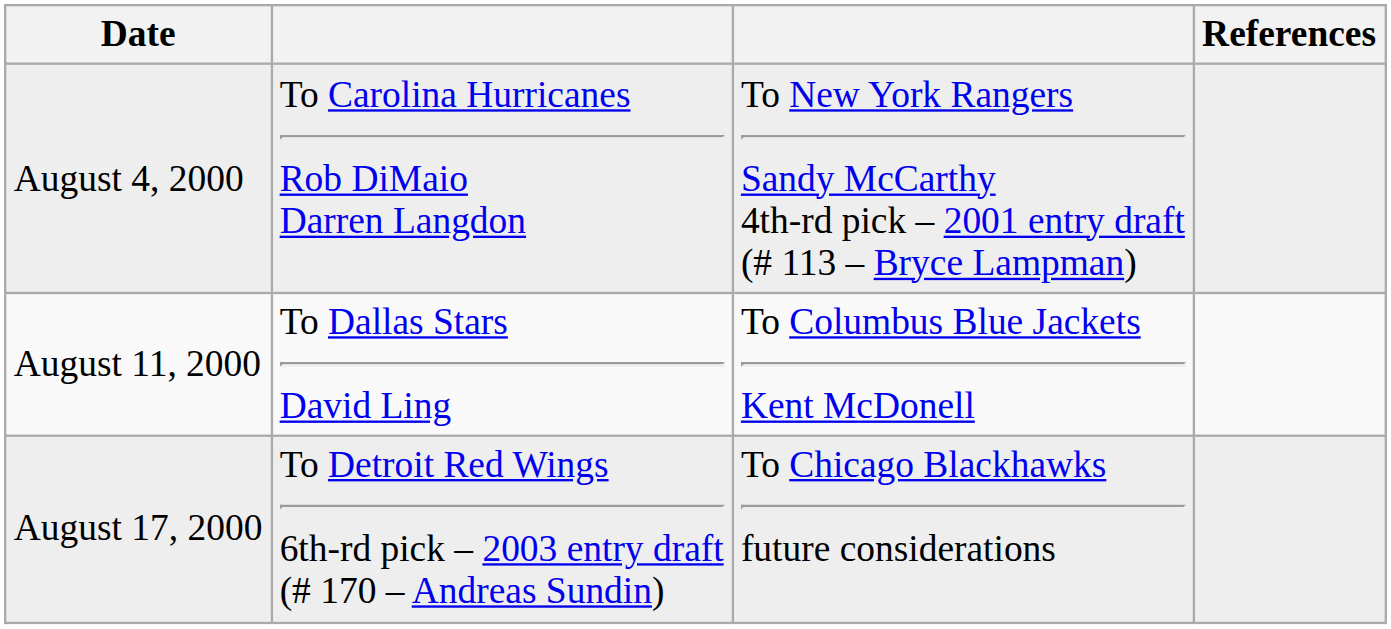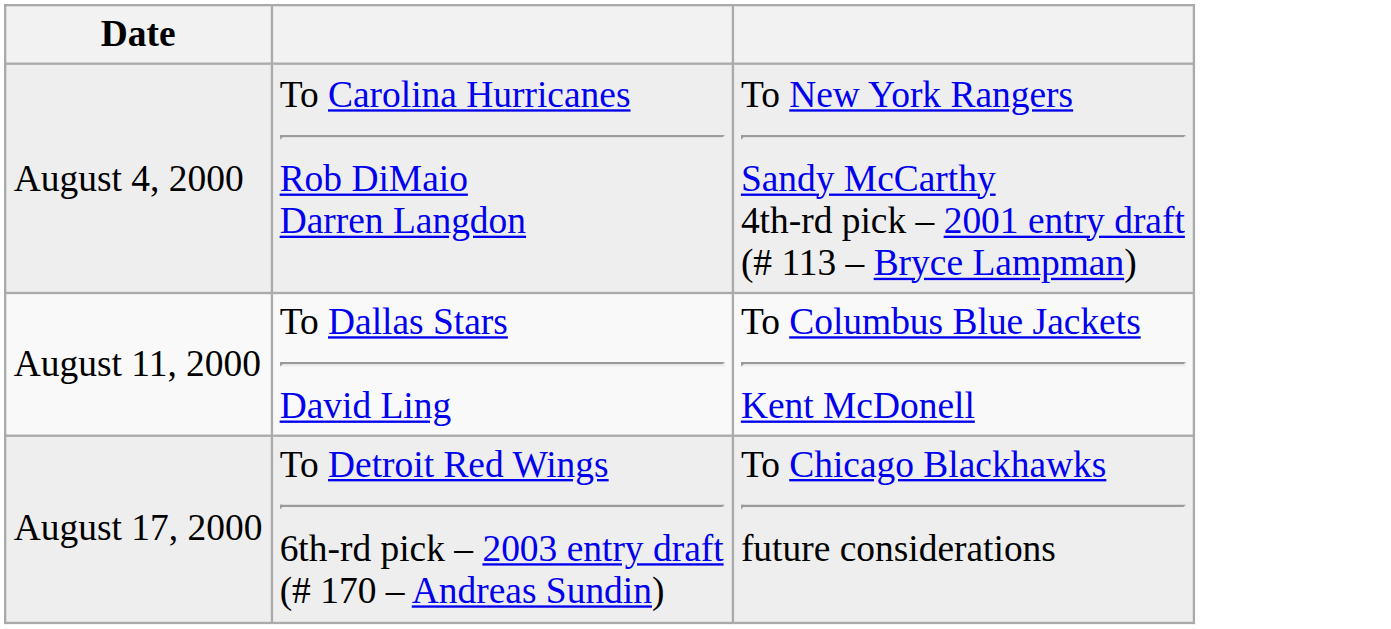- column: (1289, 34)
